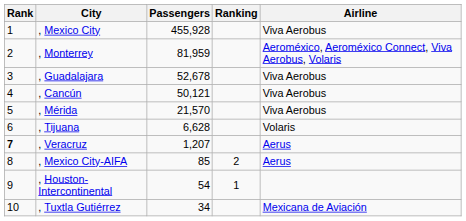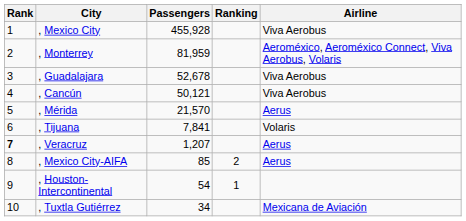(294, 111) Viva Aerobus -> (277, 111) Aerus
(196, 128) 6,628 -> (196, 128) 7,841
